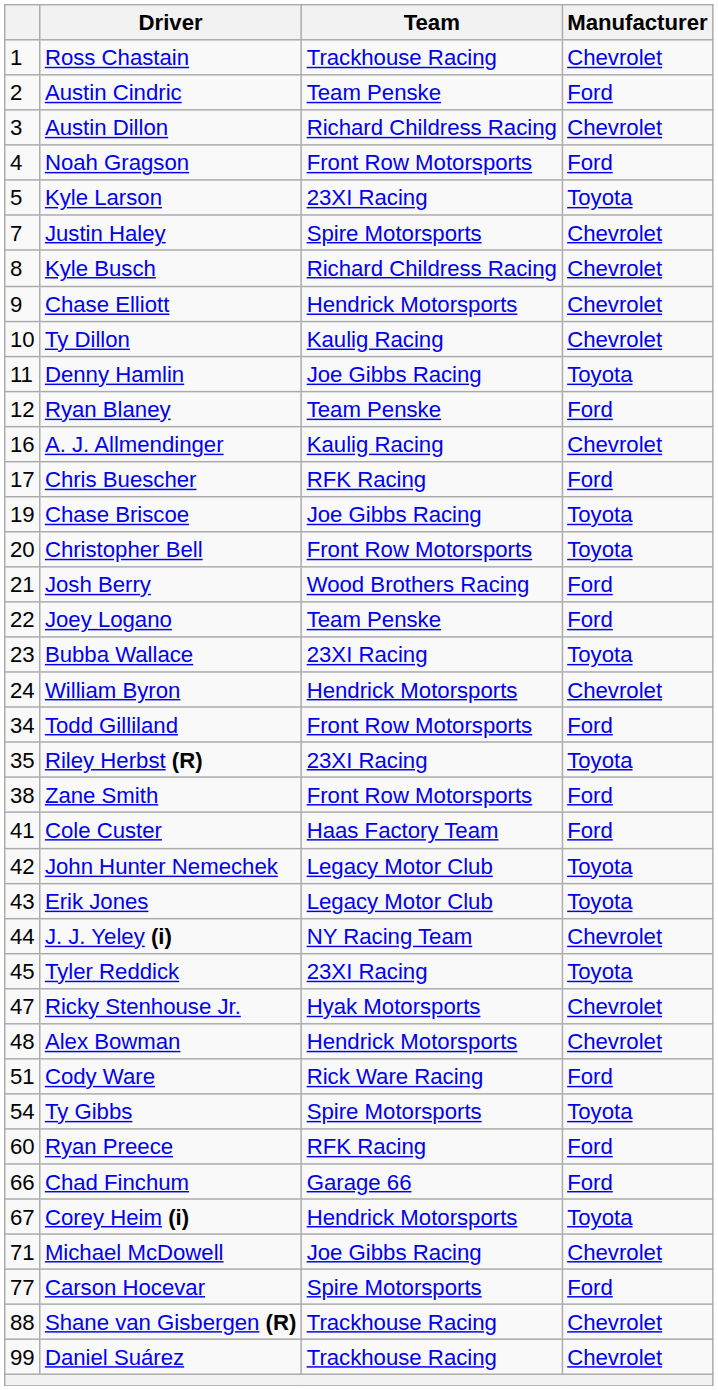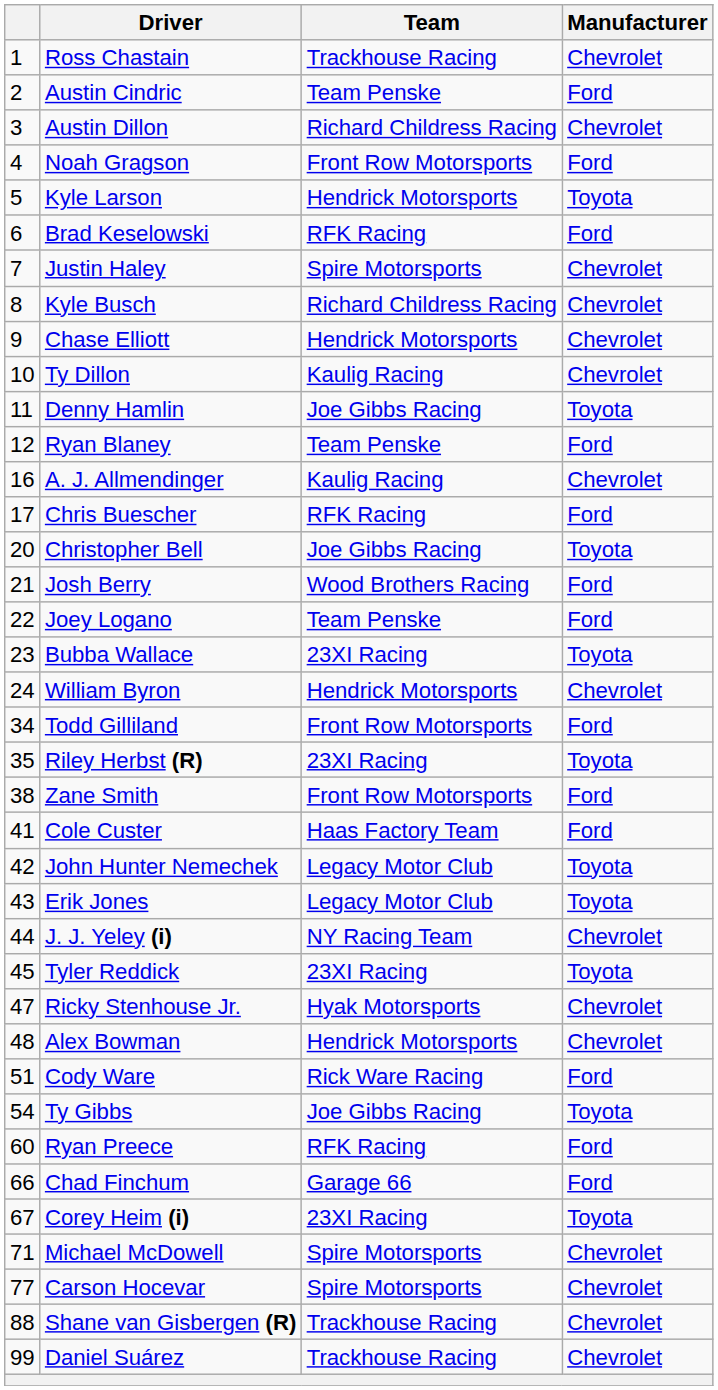(367, 198) 23XI Racing -> (412, 198) Hendrick Motorsports
+ row: (127, 233)
- row: (117, 514)
(419, 549) Front Row Motorsports -> (394, 549) Joe Gibbs Racing
(394, 1112) Spire Motorsports -> (394, 1112) Joe Gibbs Racing
(412, 1217) Hendrick Motorsports -> (367, 1217) 23XI Racing
(394, 1252) Joe Gibbs Racing -> (394, 1252) Spire Motorsports
(590, 1287) Ford -> (615, 1287) Chevrolet
